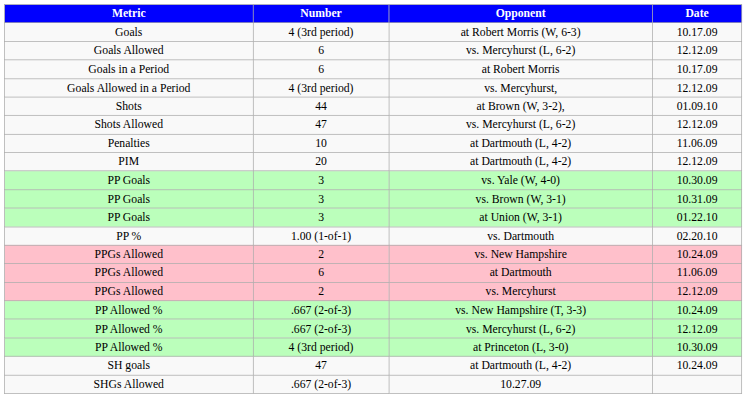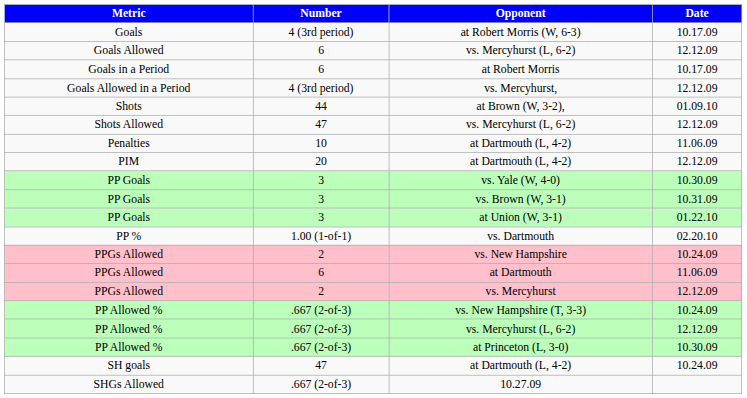(321, 347) 4 (3rd period) -> (321, 347) .667 (2-of-3)
